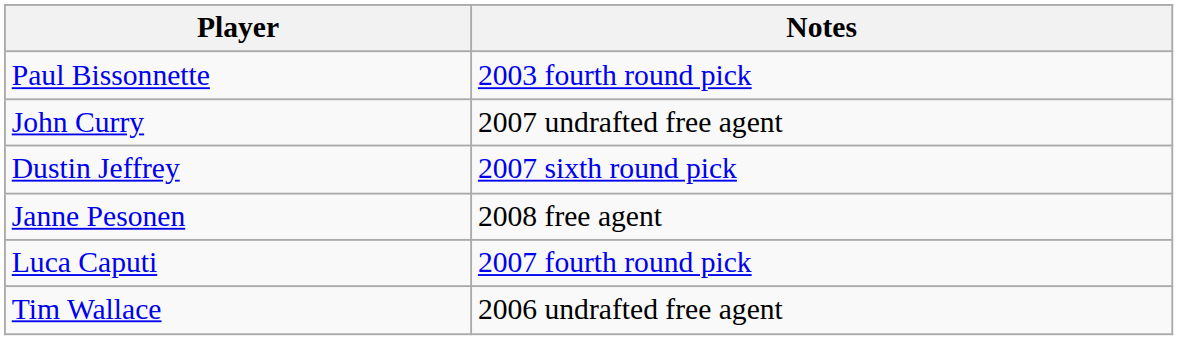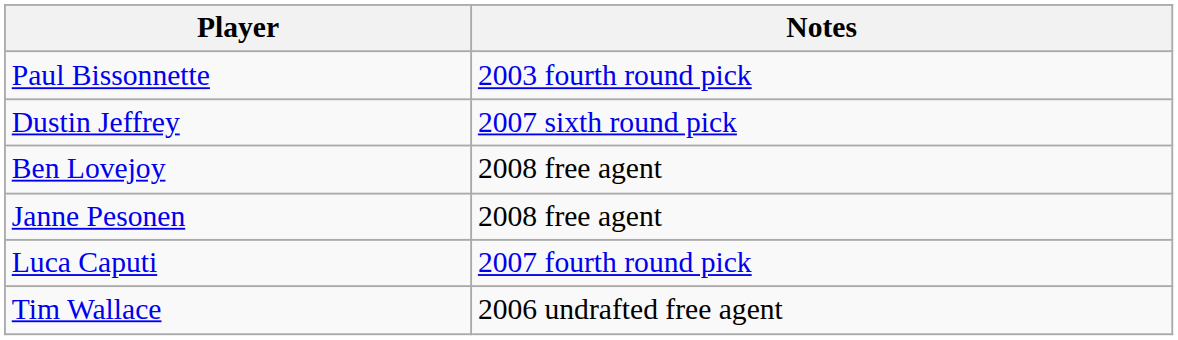- row: (78, 121)
+ row: (89, 168)
